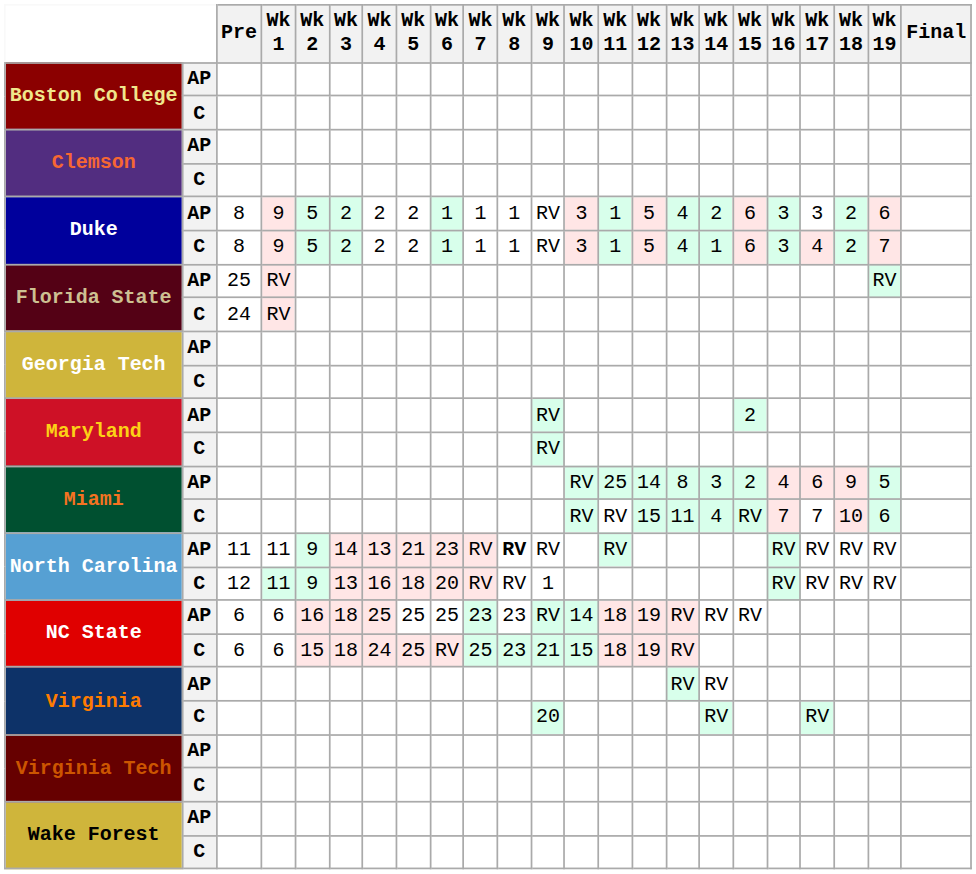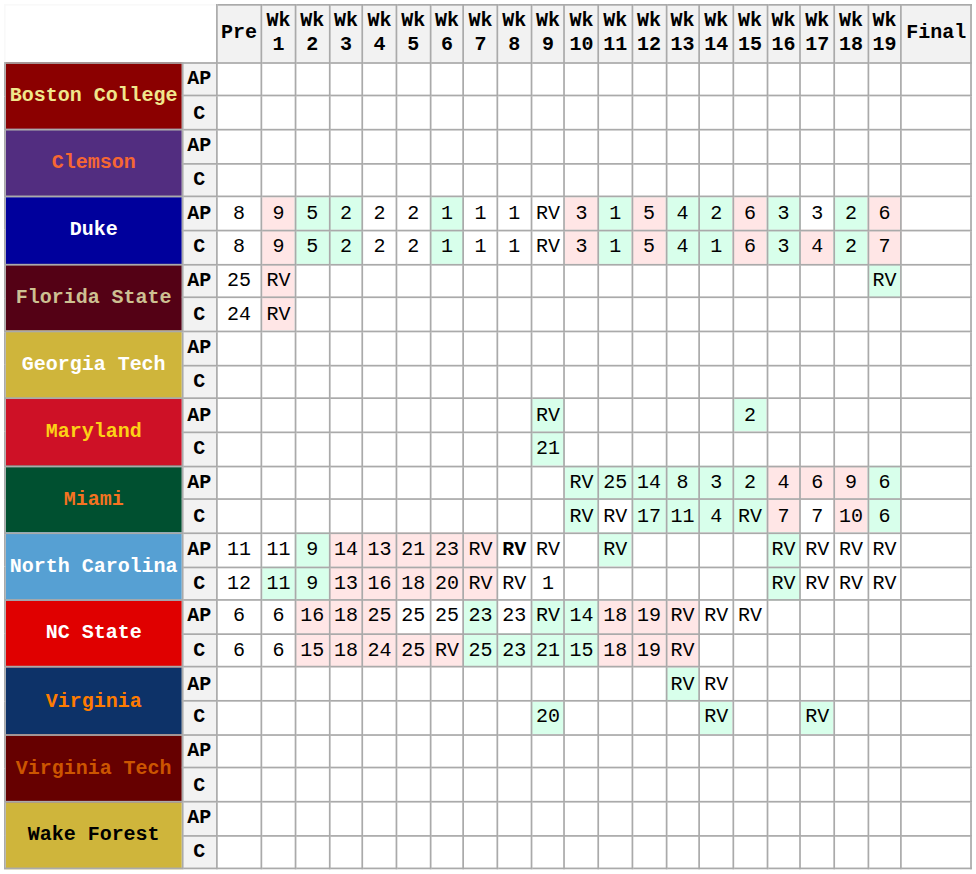(548, 449) RV -> (548, 449) 21
(885, 482) 5 -> (885, 482) 6
(649, 516) 15 -> (649, 516) 17
